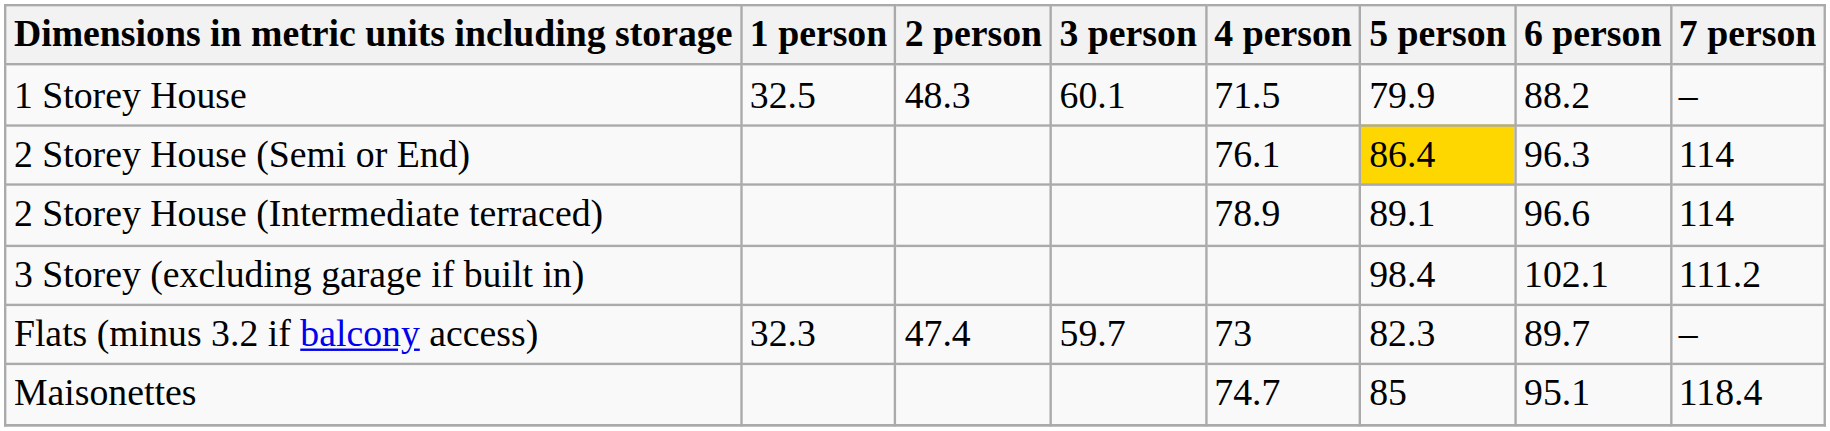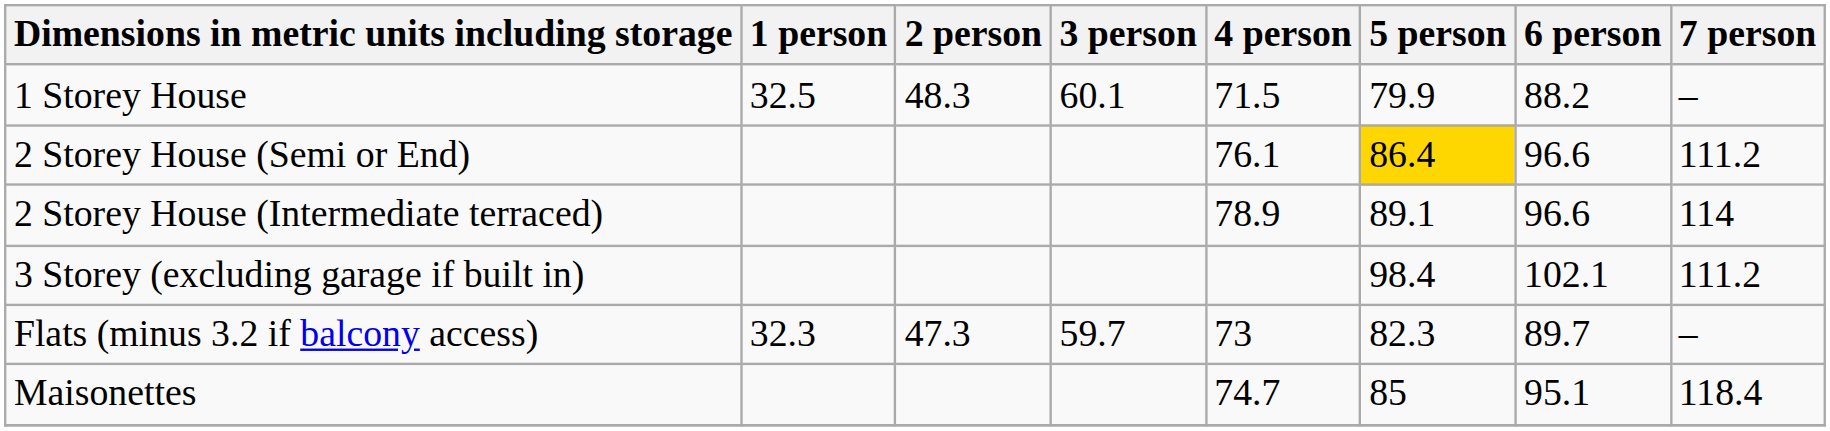(1557, 154) 96.3 -> (1557, 154) 96.6
(1706, 154) 114 -> (1720, 154) 111.2
(938, 333) 47.4 -> (938, 333) 47.3
